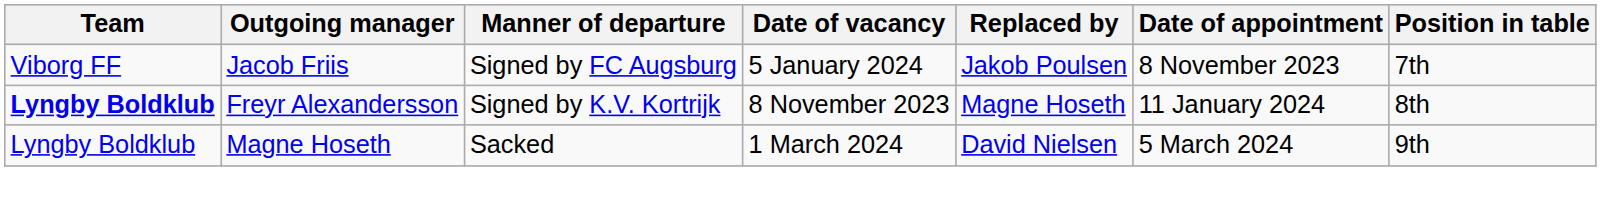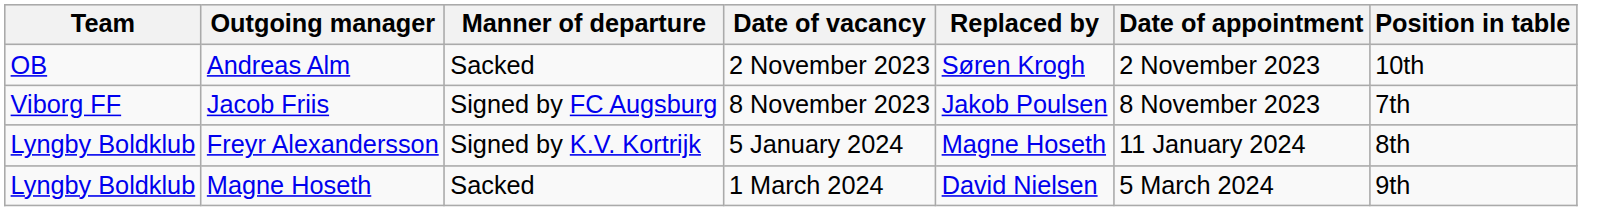+ row: (279, 64)
(836, 64) 5 January 2024 -> (830, 104) 8 November 2023
(113, 104) bold -> (103, 144) normal
(849, 104) 8 November 2023 -> (816, 144) 5 January 2024
